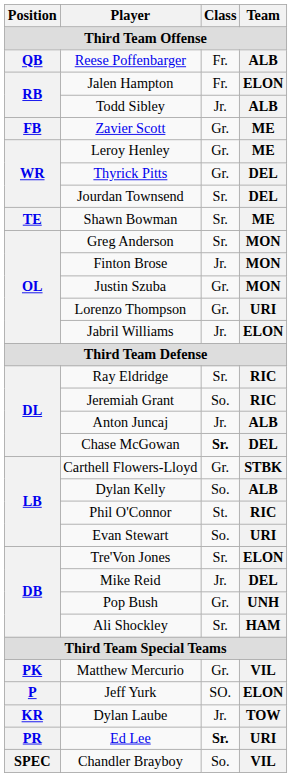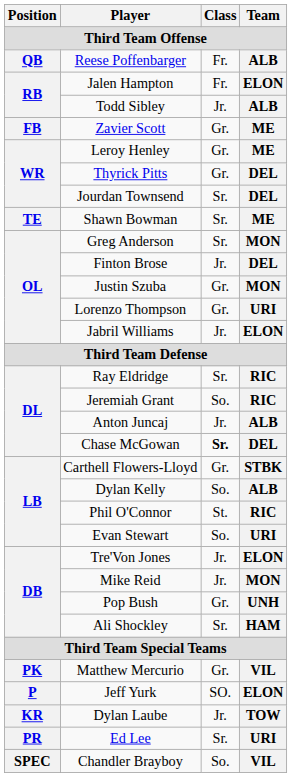(263, 264) MON -> (263, 264) DEL
(220, 557) Sr. -> (220, 557) Jr.
(263, 580) DEL -> (263, 580) MON
(220, 738) bold -> (220, 738) normal
